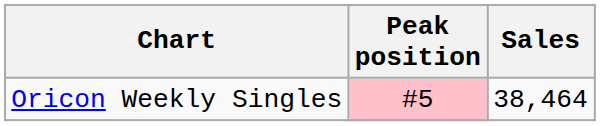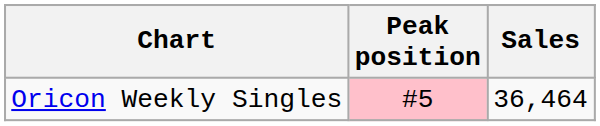(541, 100) 38,464 -> (541, 100) 36,464
